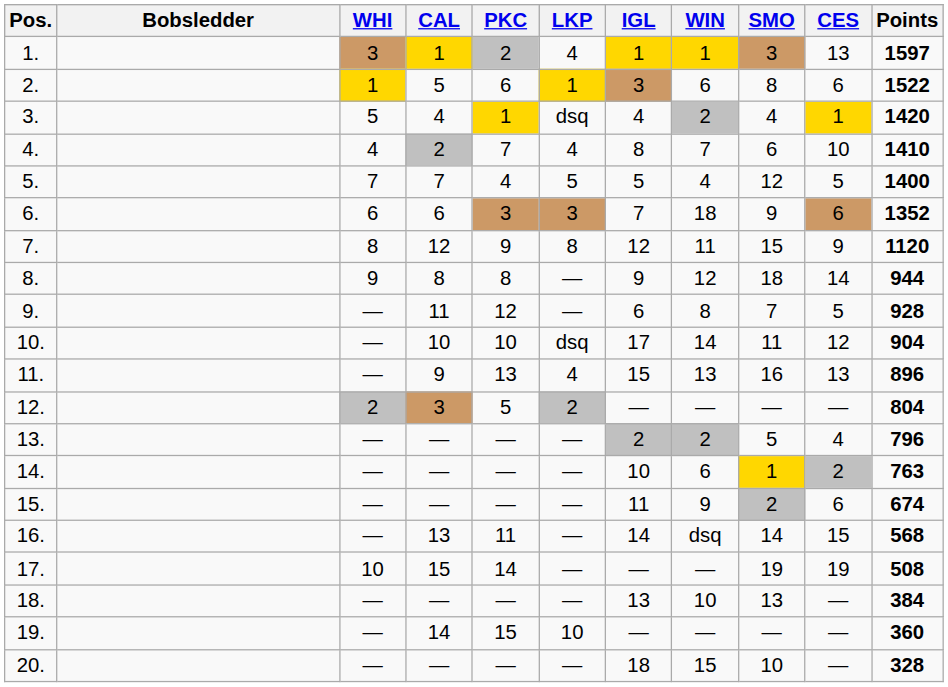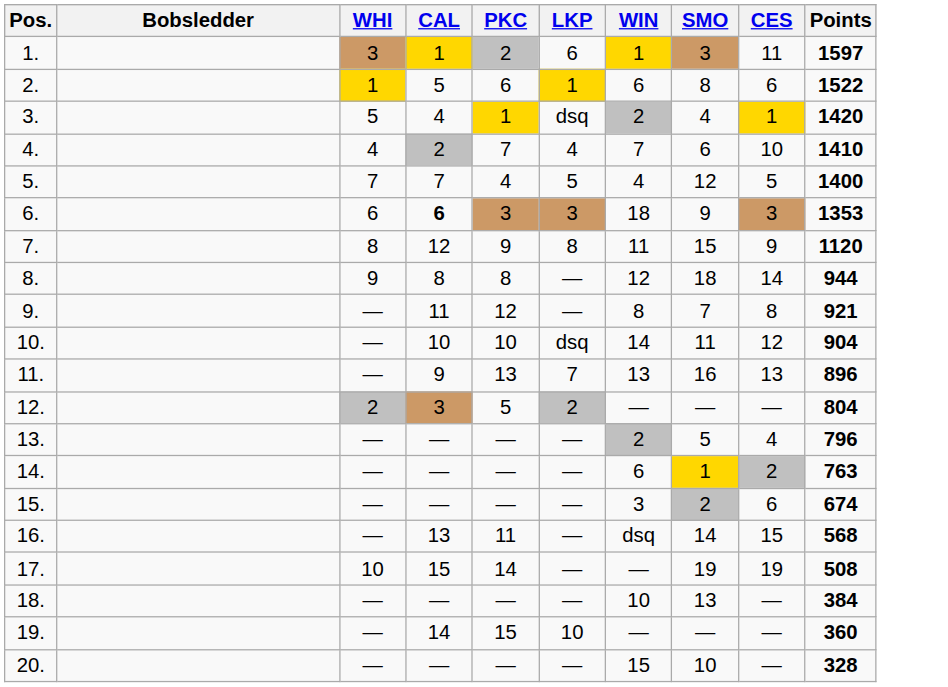- column: (639, 20)
(572, 52) 4 -> (572, 52) 6
(838, 52) 13 -> (772, 52) 11
(439, 213) normal -> (439, 213) bold
(838, 213) 6 -> (772, 213) 3
(907, 213) 1352 -> (841, 213) 1353
(838, 310) 5 -> (772, 310) 8
(907, 310) 928 -> (841, 310) 921
(572, 375) 4 -> (572, 375) 7
(705, 504) 9 -> (639, 504) 3
